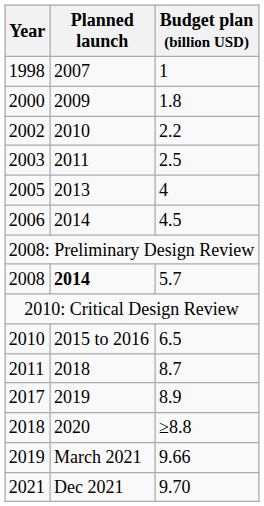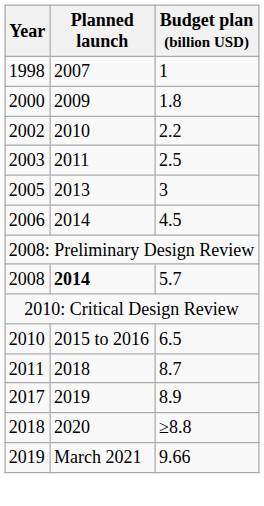(164, 190) 4 -> (164, 190) 3
- row: (27, 486)
